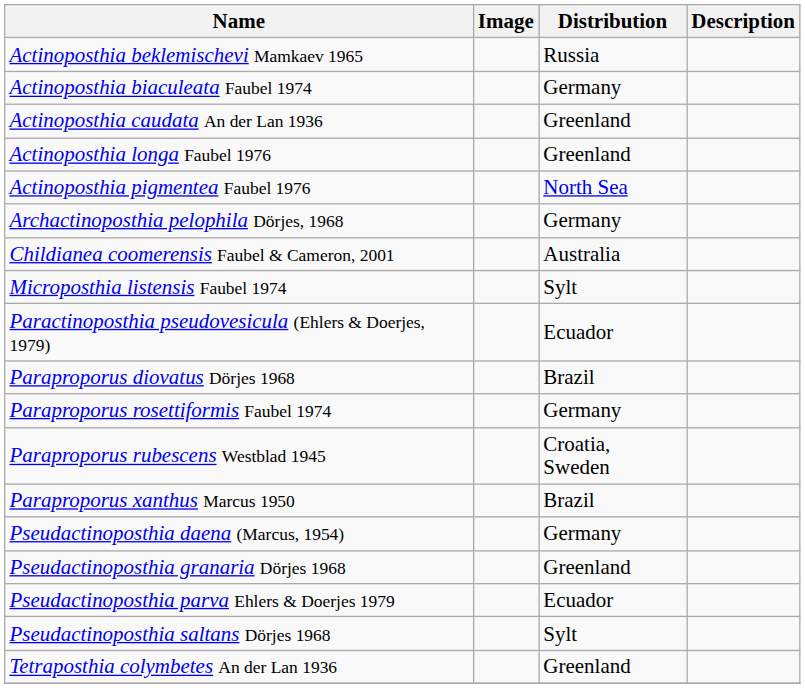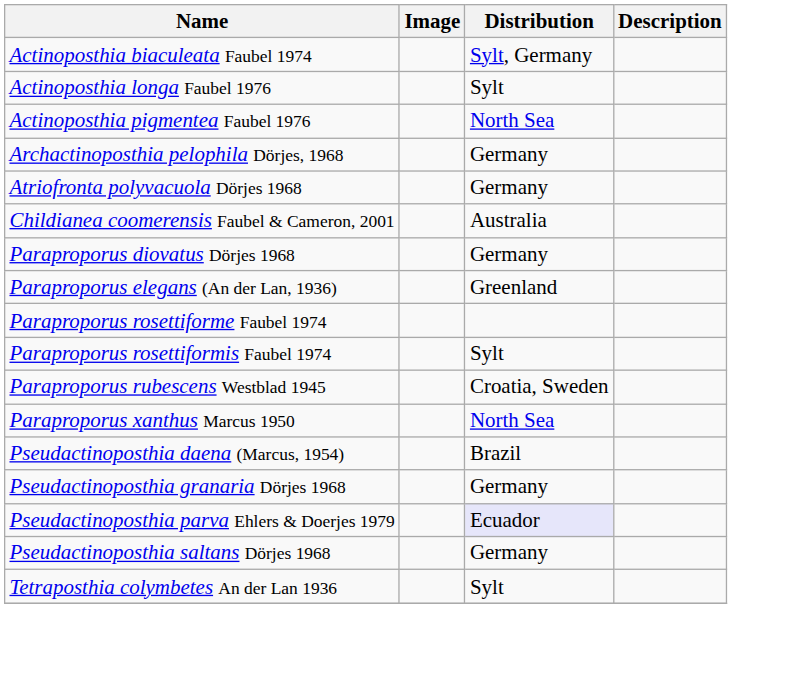- row: (186, 54)
(582, 87) Germany -> (531, 54) Sylt, Germany
- row: (166, 120)
(587, 154) Greenland -> (487, 87) Sylt
+ row: (156, 187)
- row: (148, 287)
- row: (217, 332)
(569, 377) Brazil -> (509, 253) Germany
+ row: (173, 287)
+ row: (168, 320)
(582, 410) Germany -> (487, 353) Sylt
(569, 500) Brazil -> (512, 420) North Sea
(582, 533) Germany -> (496, 453) Brazil
(587, 566) Greenland -> (509, 486) Germany
(578, 600) no background -> (505, 519) lavender background
(560, 633) Sylt -> (509, 552) Germany
(587, 666) Greenland -> (487, 586) Sylt
